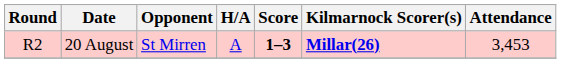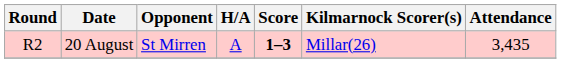(343, 44) bold -> (341, 44) normal
(511, 44) 3,453 -> (511, 44) 3,435
